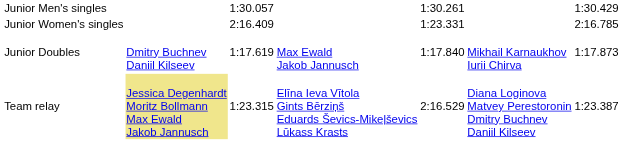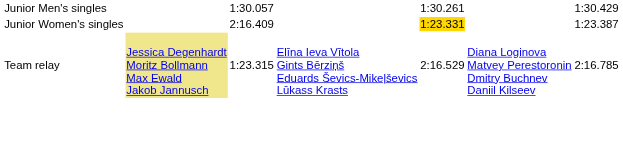(442, 24) no background -> (442, 24) gold background
(596, 24) 2:16.785 -> (596, 24) 1:23.387
- row: (42, 52)
(596, 106) 1:23.387 -> (596, 65) 2:16.785
